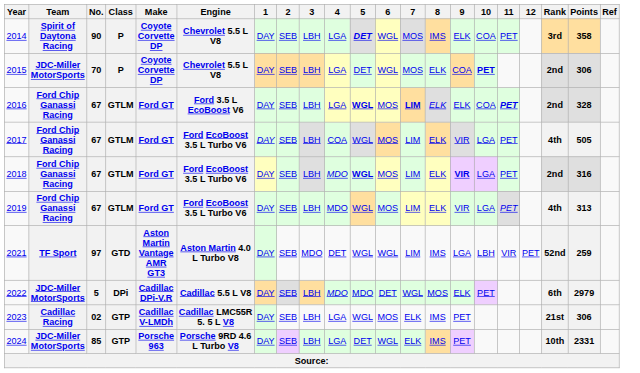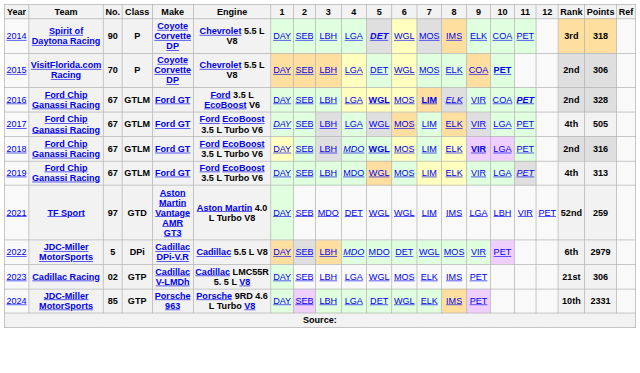(584, 36) 358 -> (601, 36) 318
(58, 71) JDC-Miller MotorSports -> (66, 71) VisitFlorida.com Racing
(462, 105) ELK -> (479, 100) VIR
(337, 140) COA -> (354, 125) LGA
(462, 293) ELK -> (479, 253) VIR
